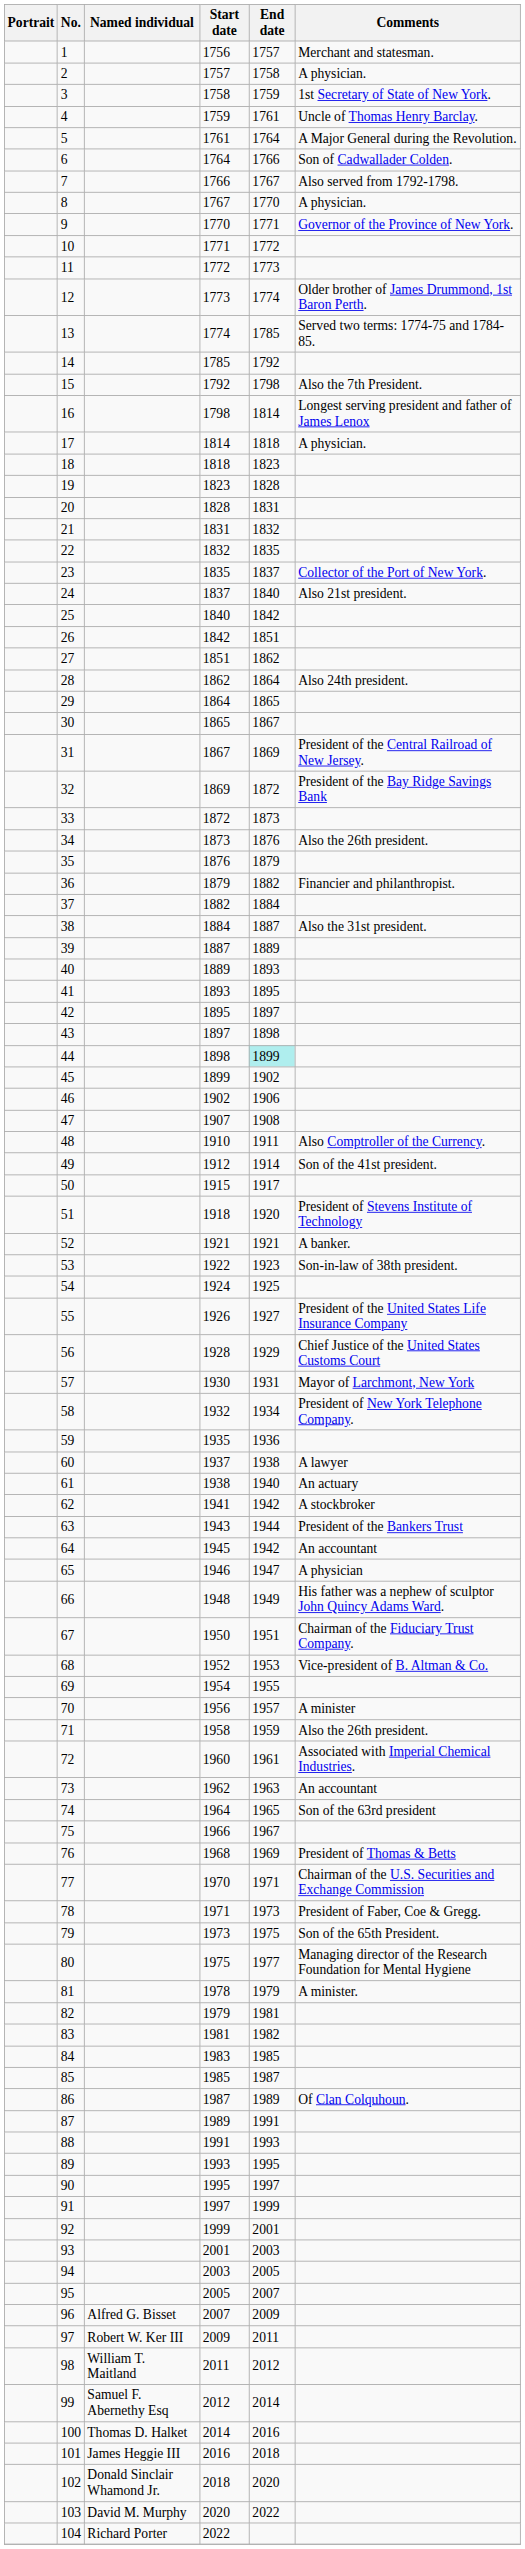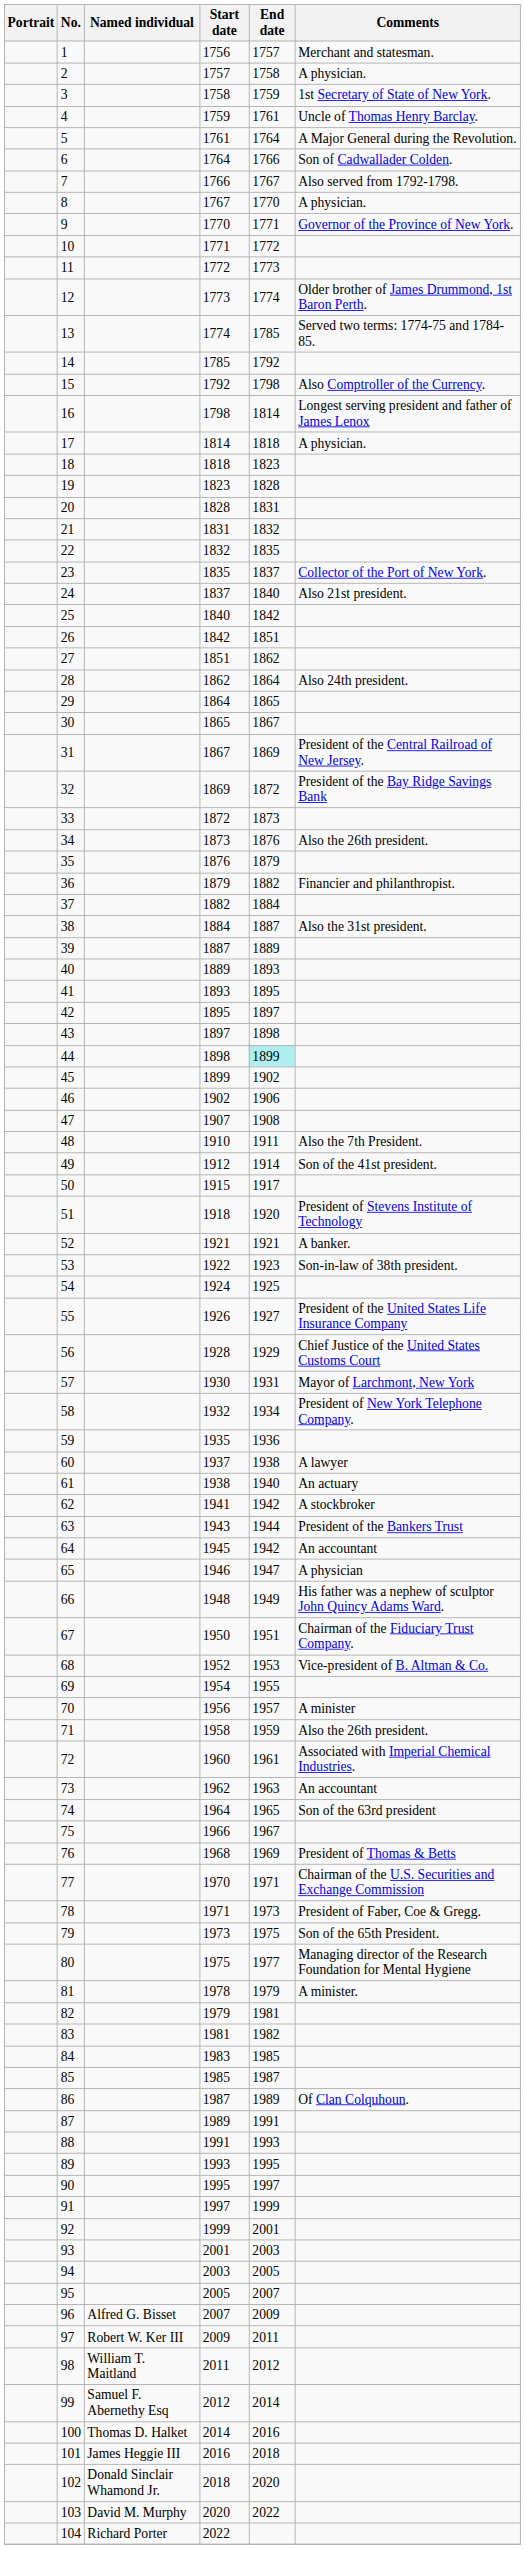(360, 384) Also the 7th President. -> (392, 384) Also Comptroller of the Currency.
(392, 1142) Also Comptroller of the Currency. -> (360, 1142) Also the 7th President.
